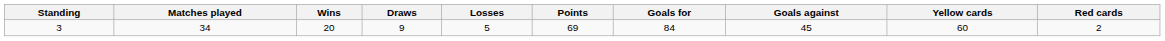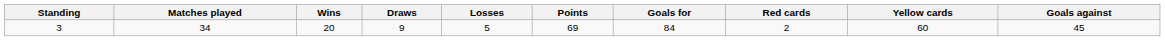columns swapped: (806, 12) <-> (1099, 12)
